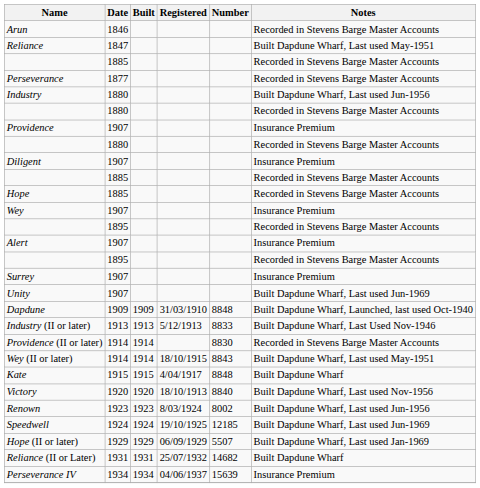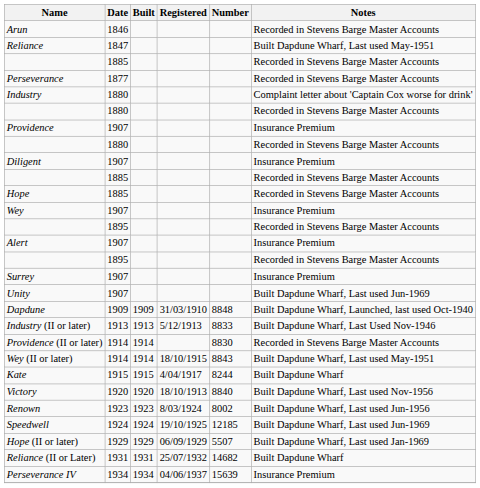(342, 95) Built Dapdune Wharf, Last used Jun-1956 -> (363, 95) Complaint letter about 'Captain Cox worse for drink'
(222, 375) 8848 -> (222, 375) 8244
